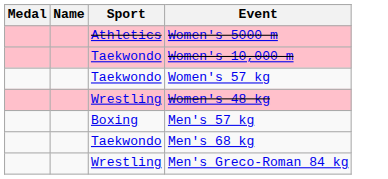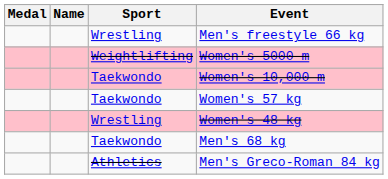+ row: (282, 37)
(126, 37) Athletics -> (142, 58) Weightlifting
- row: (211, 121)
(126, 163) Wrestling -> (126, 163) Athletics
